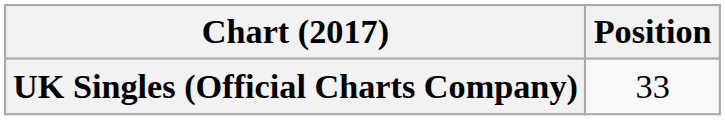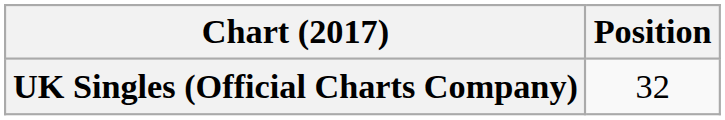(653, 85) 33 -> (653, 85) 32
